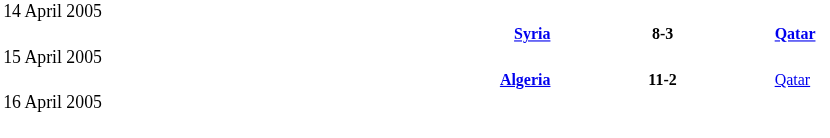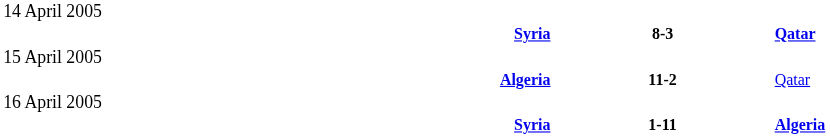+ row: (532, 125)
